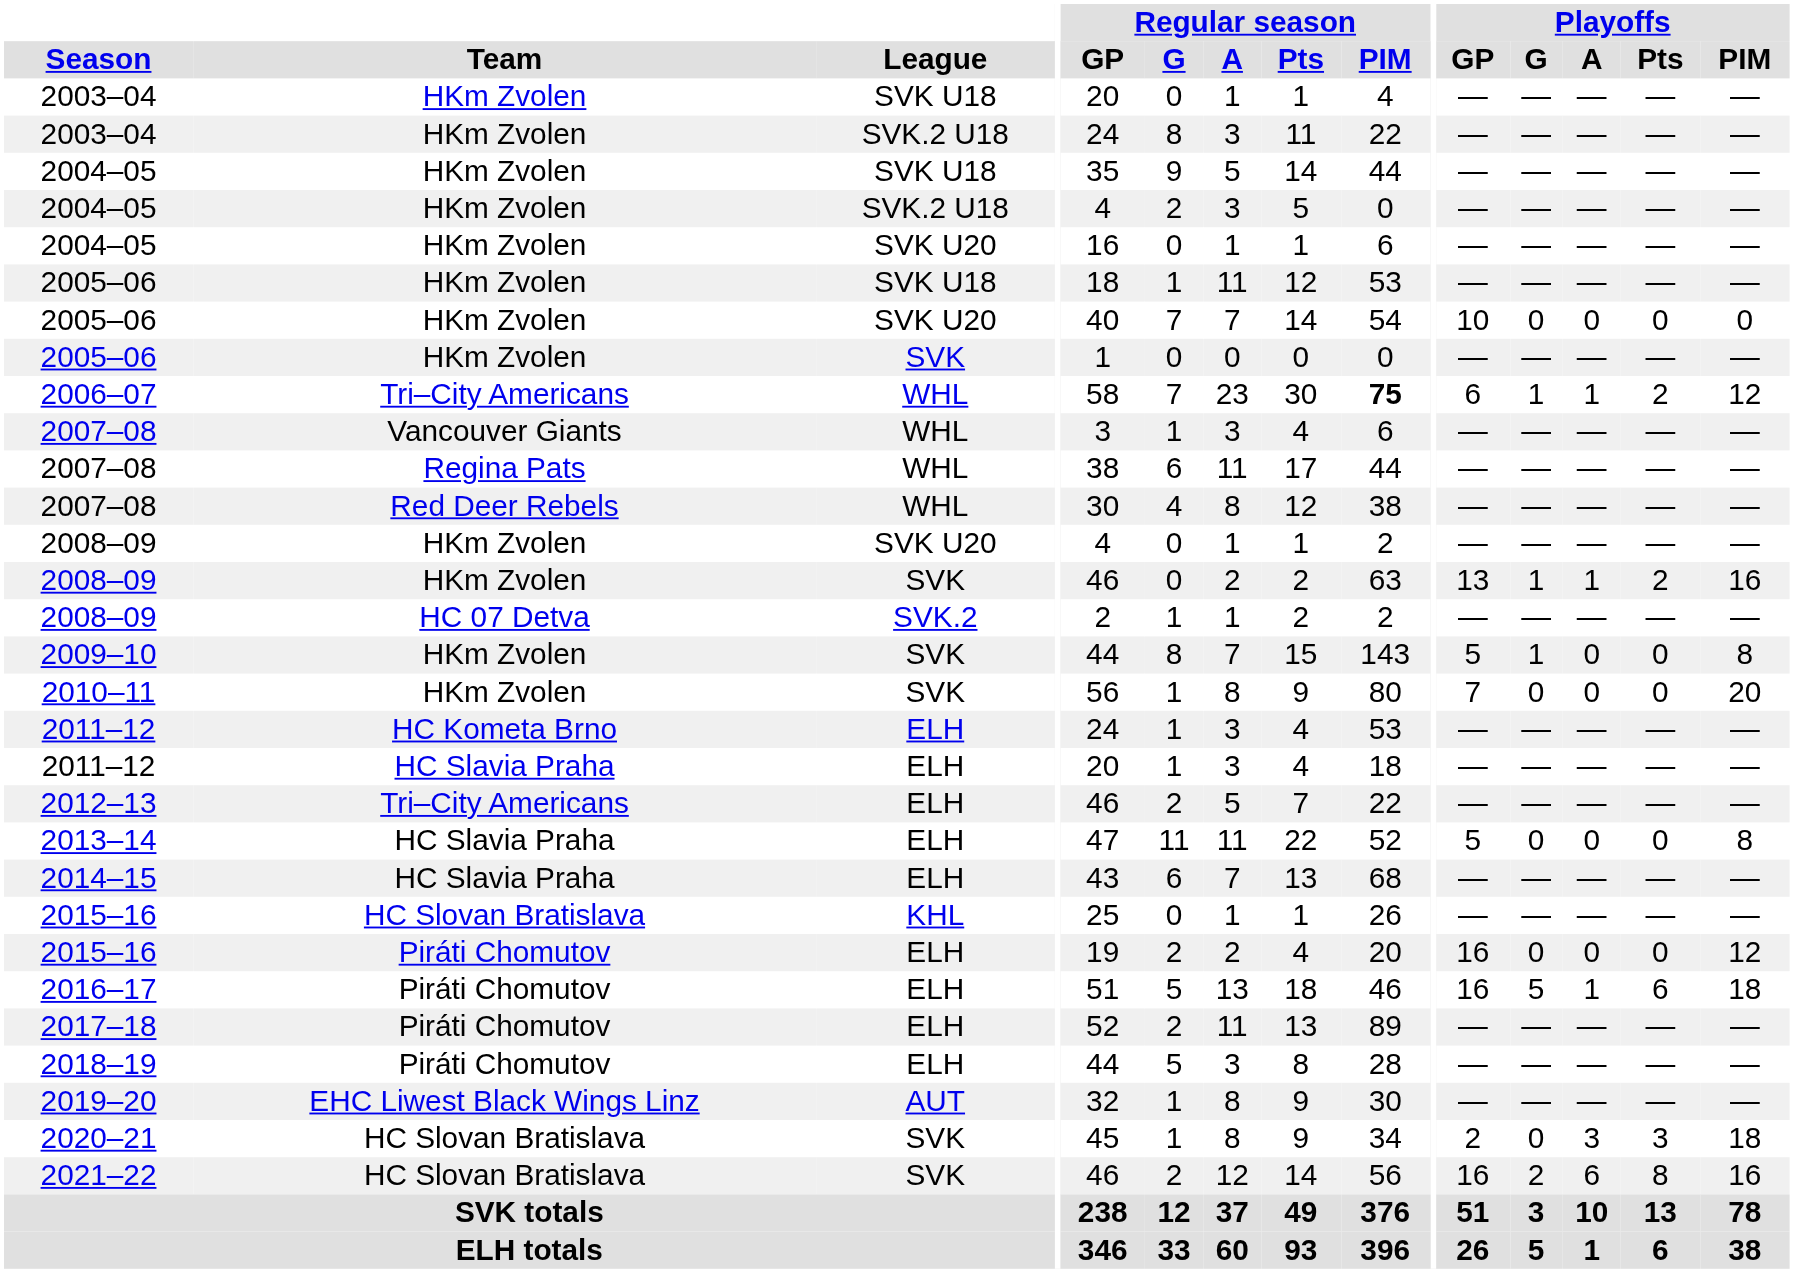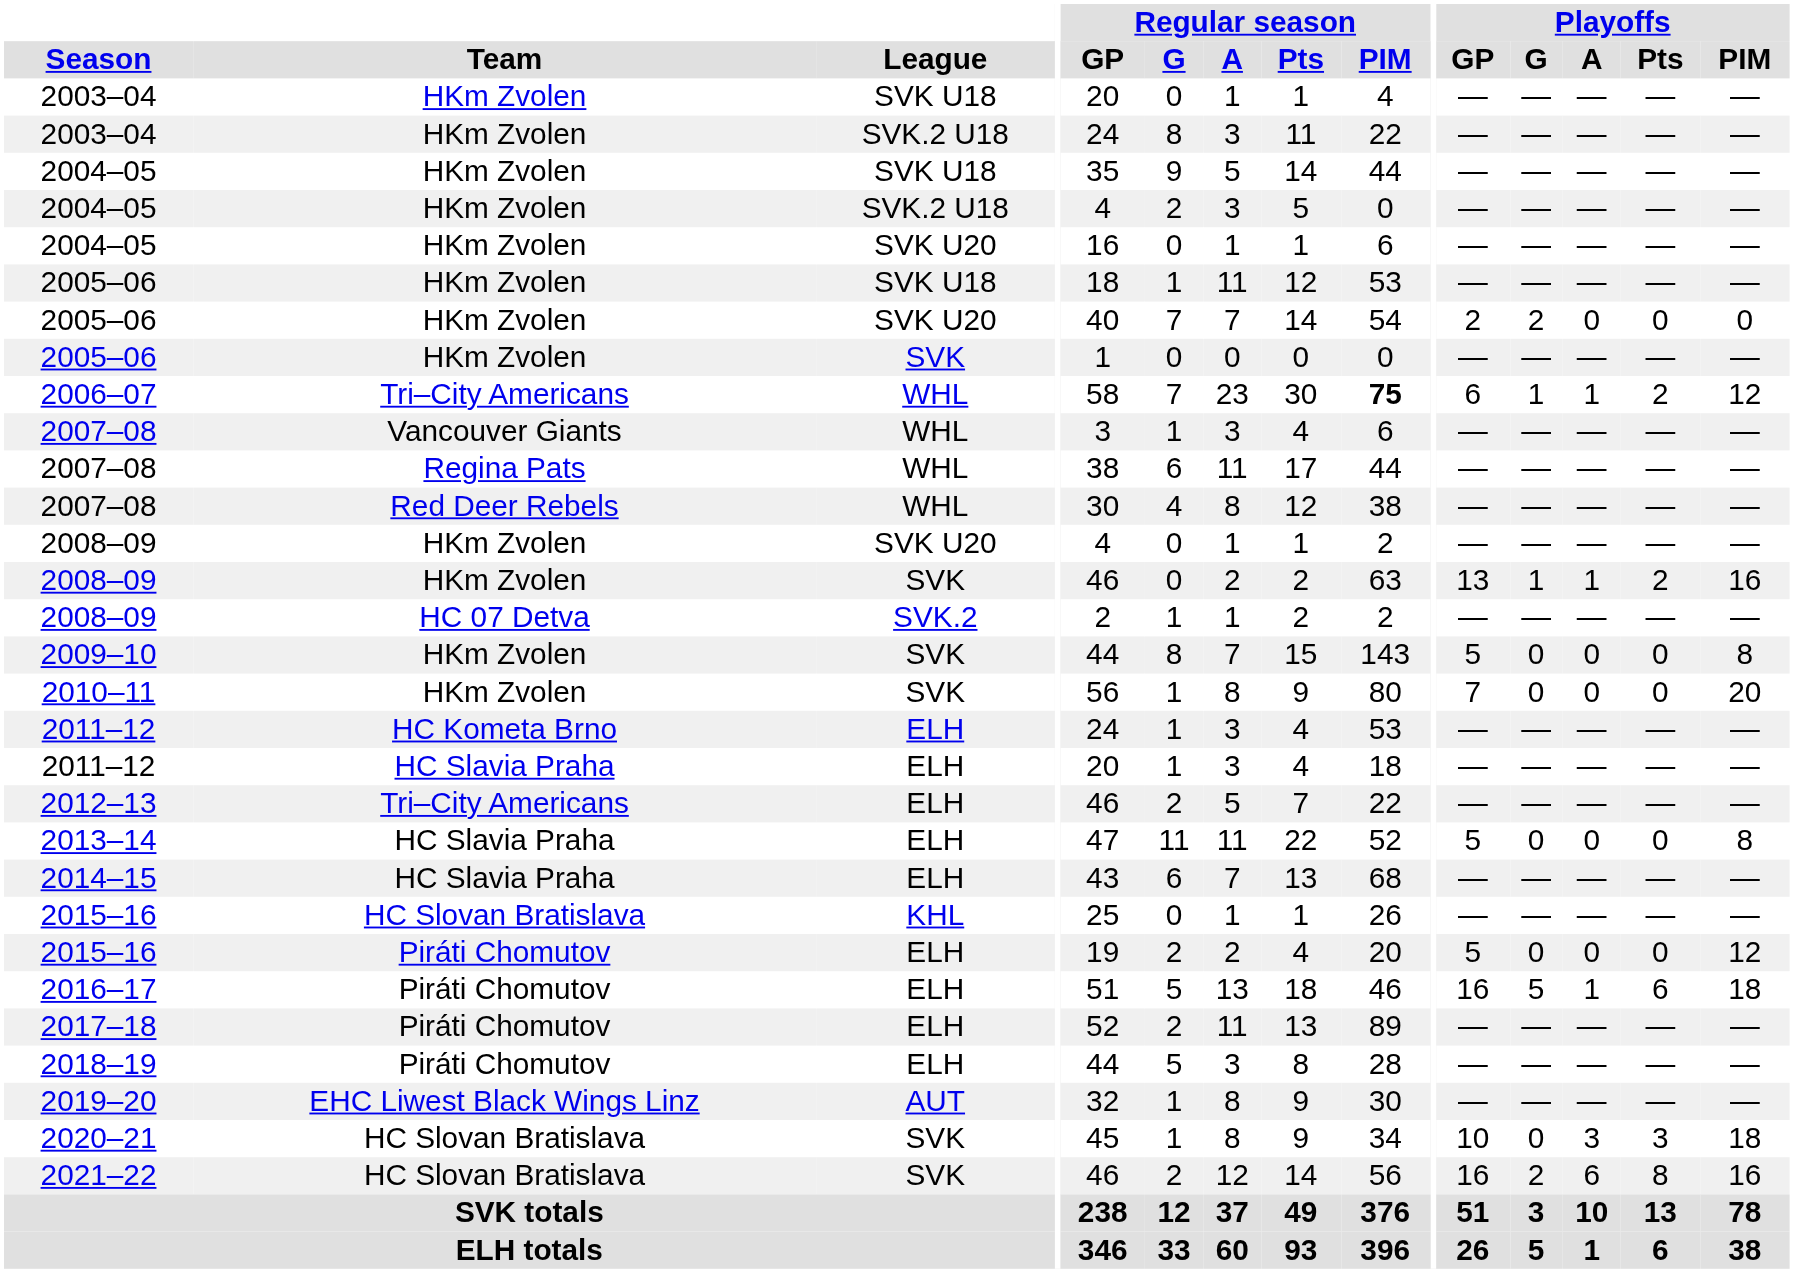(1473, 319) 10 -> (1473, 319) 2
(1536, 319) 0 -> (1536, 319) 2
(1536, 654) 1 -> (1536, 654) 0
(1473, 952) 16 -> (1473, 952) 5
(1473, 1138) 2 -> (1473, 1138) 10
